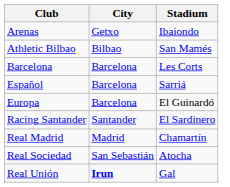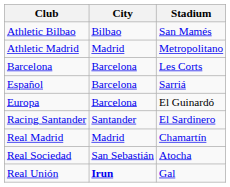- row: (23, 31)
+ row: (43, 48)
